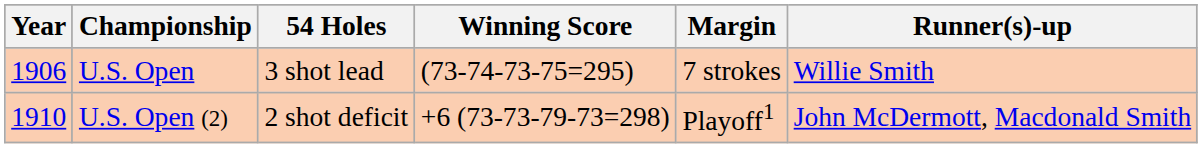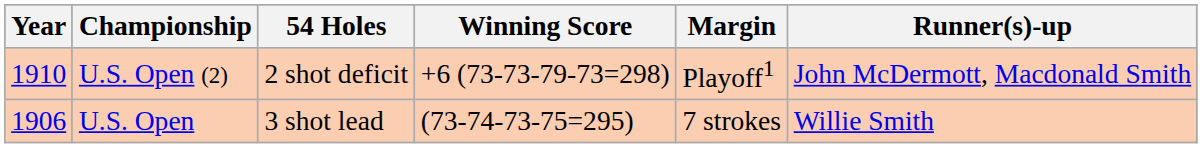rows swapped: (137, 69) <-> (153, 117)
